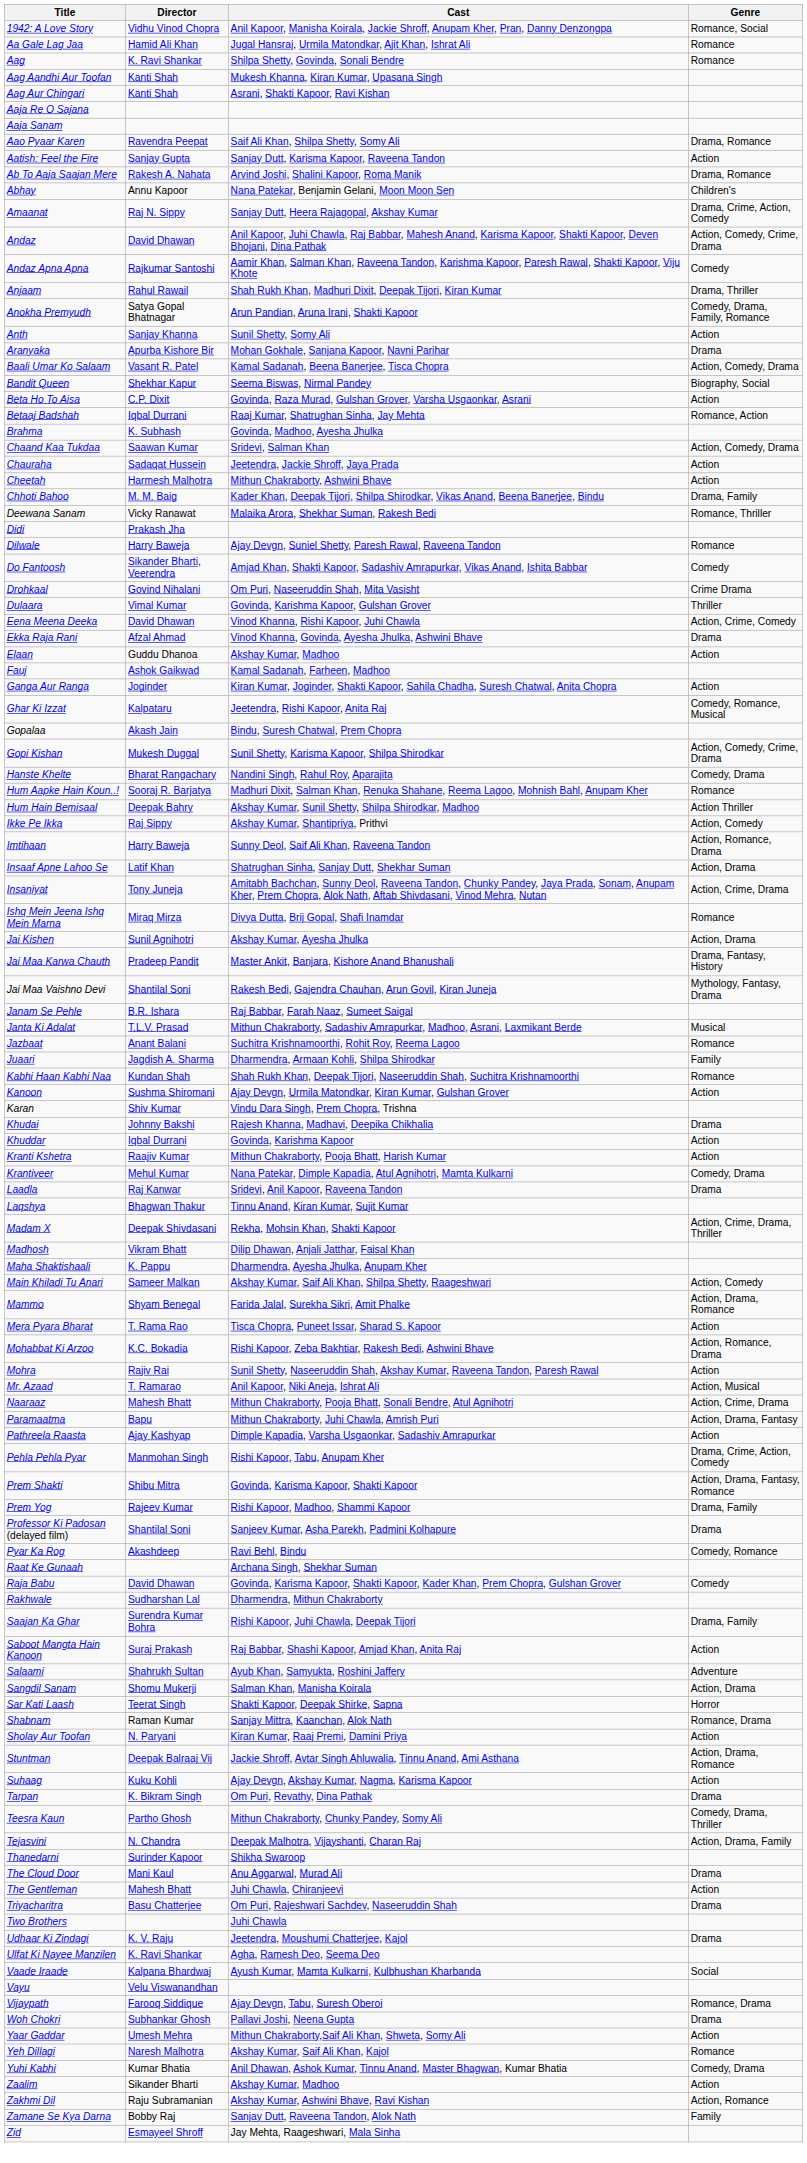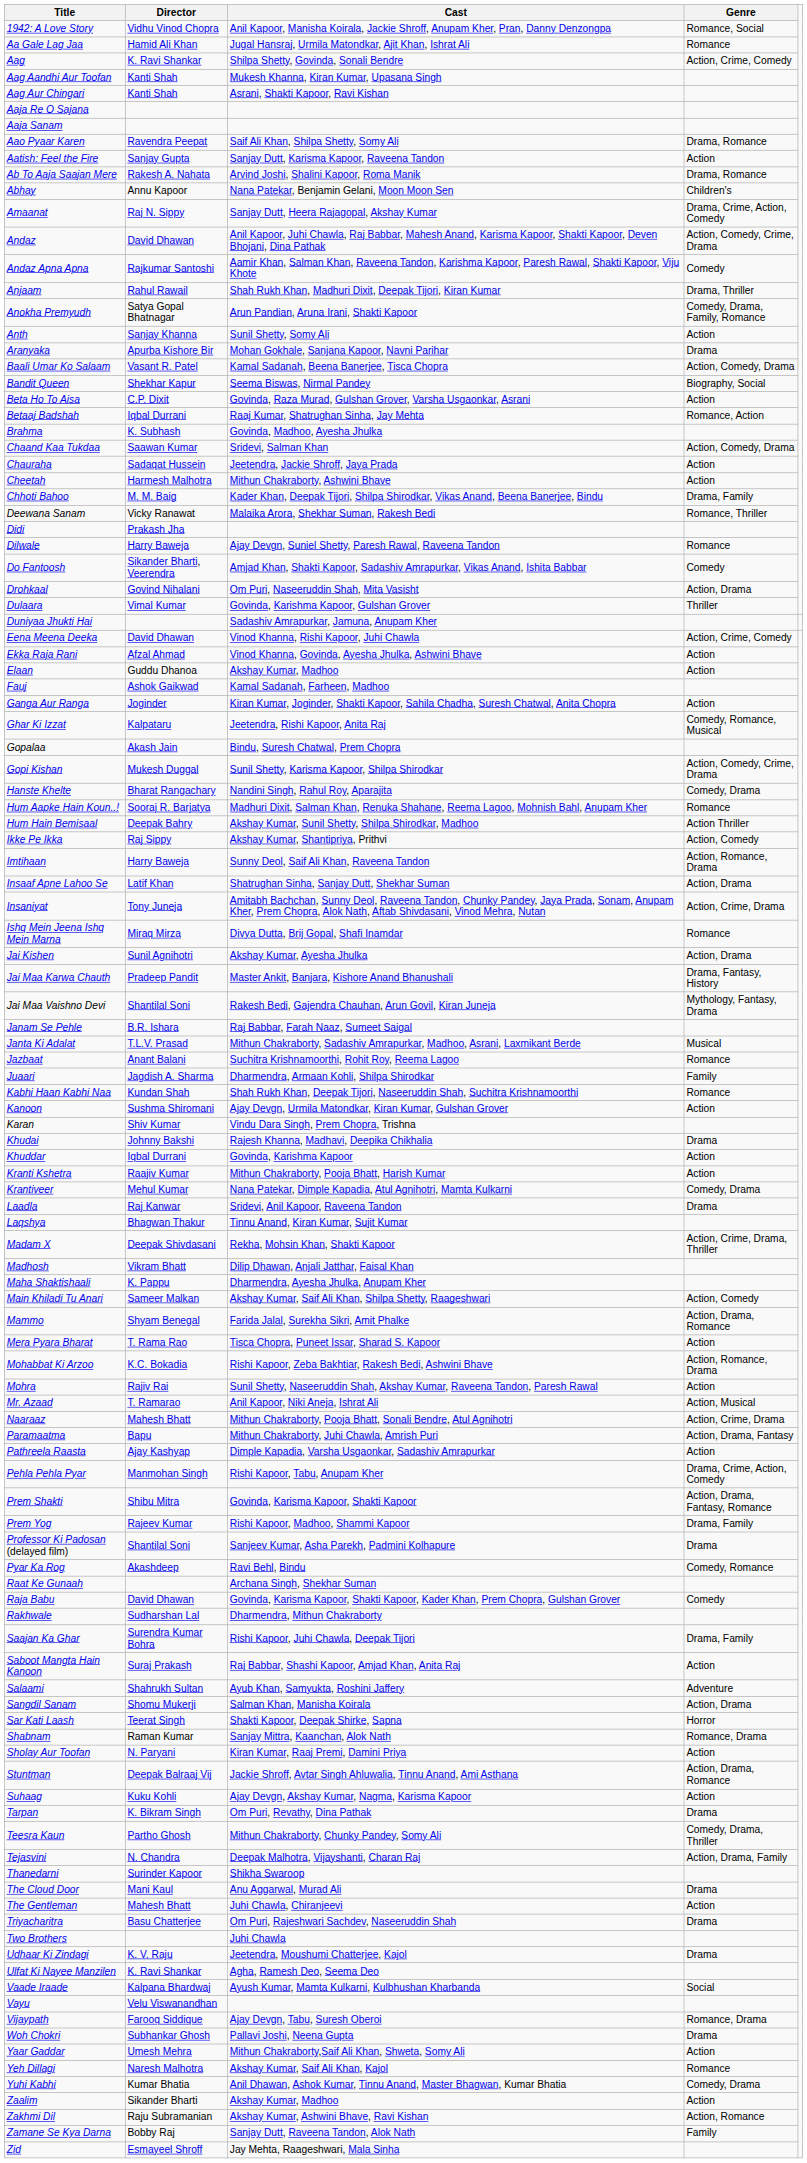(713, 61) Romance -> (739, 61) Action, Crime, Comedy
(721, 589) Crime Drama -> (719, 589) Action, Drama
+ row: (49, 622)
(706, 638) Drama -> (701, 654) Action
